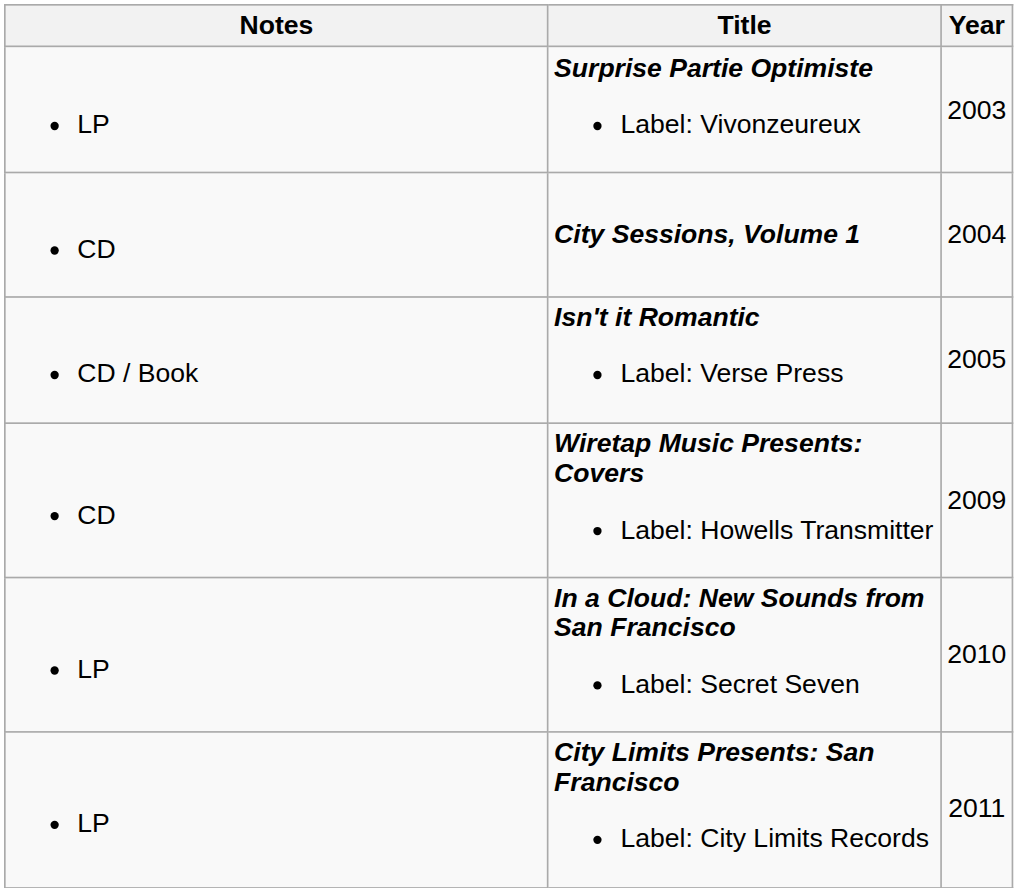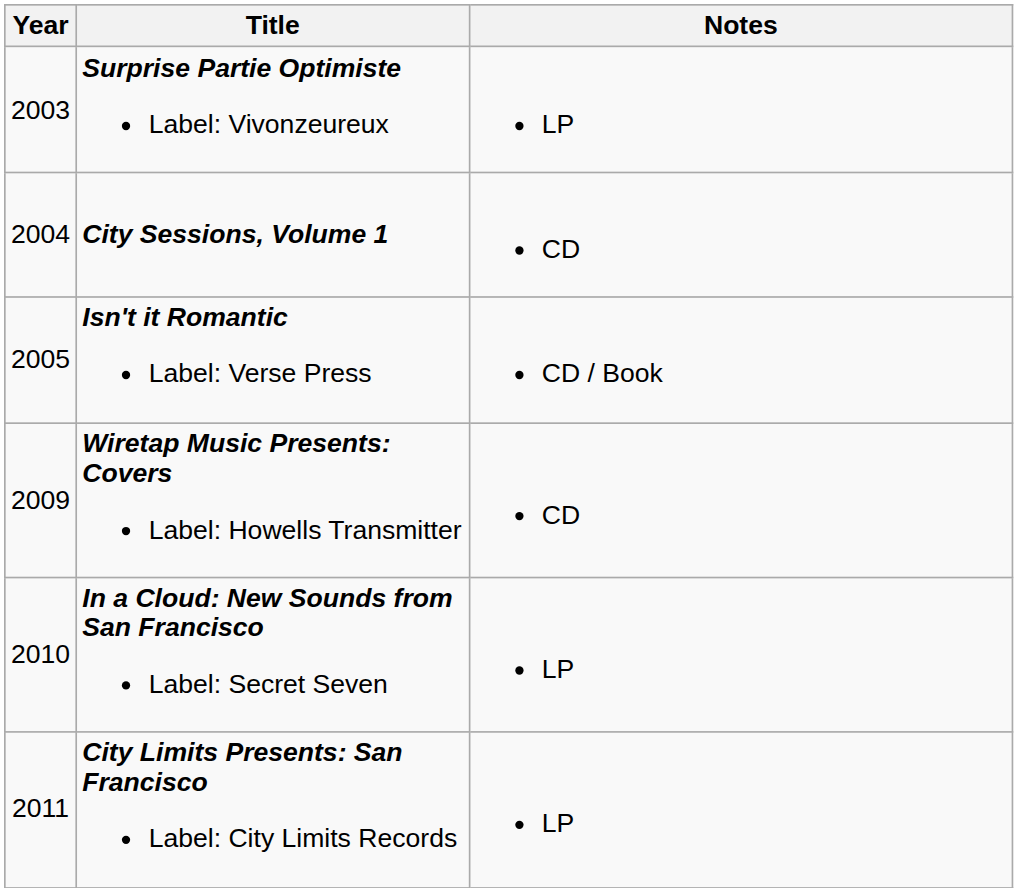columns swapped: (977, 25) <-> (276, 25)
